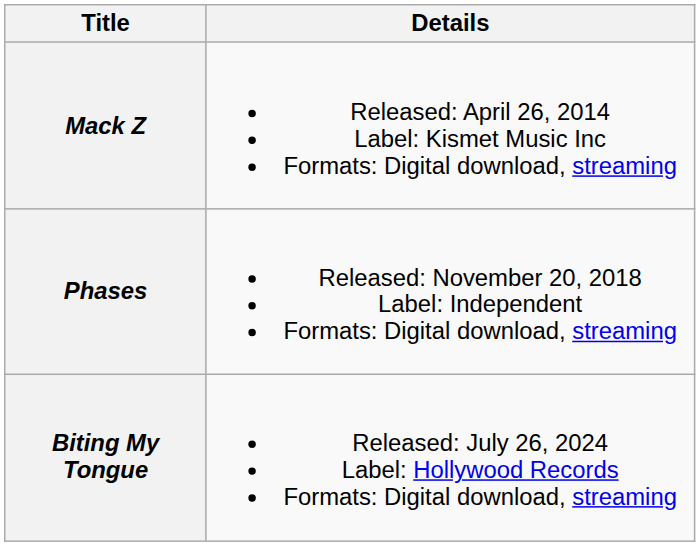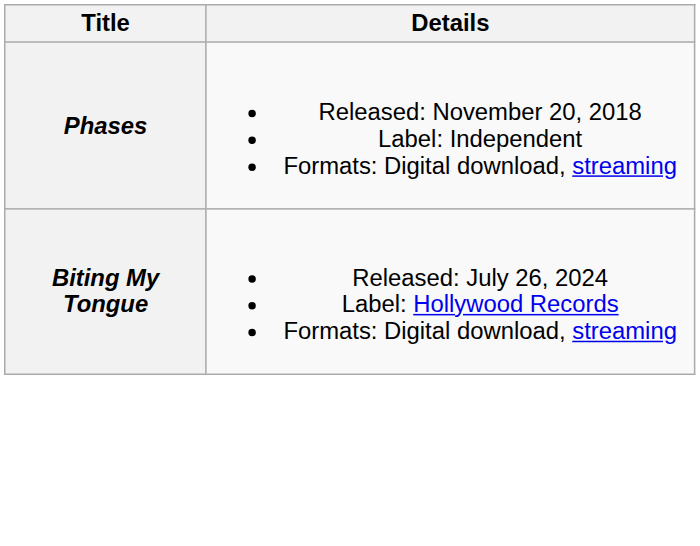- row: (106, 125)
